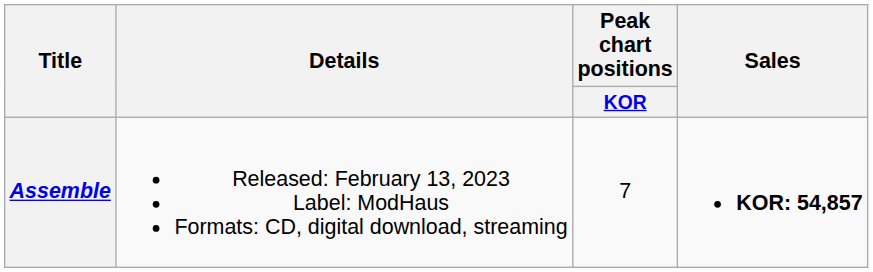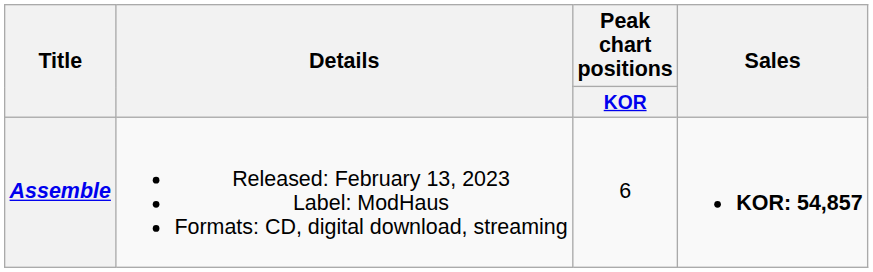(625, 191) 7 -> (625, 191) 6
